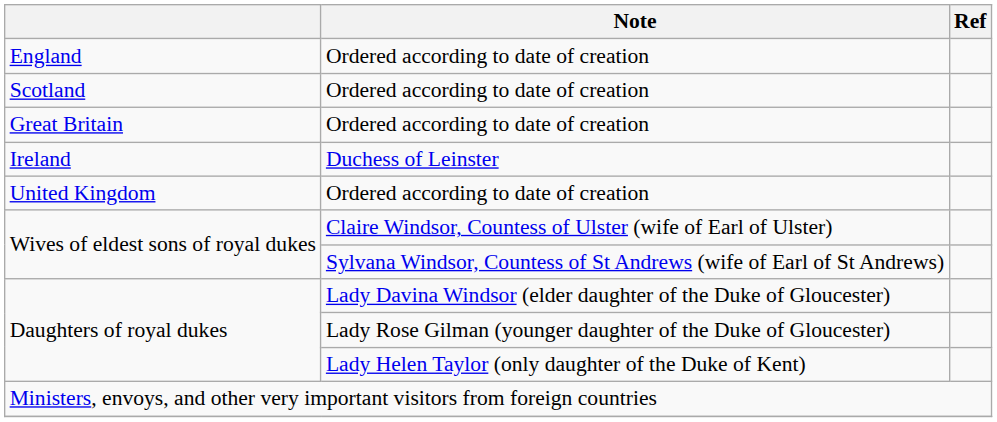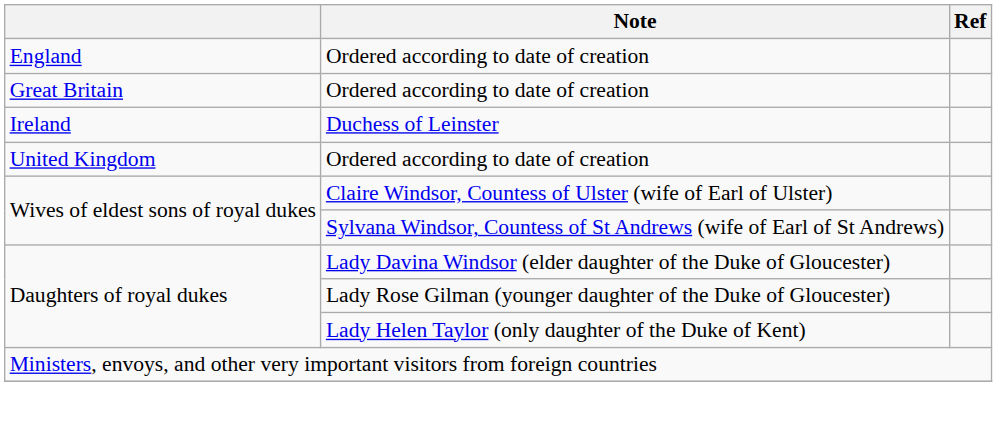- row: (47, 90)
